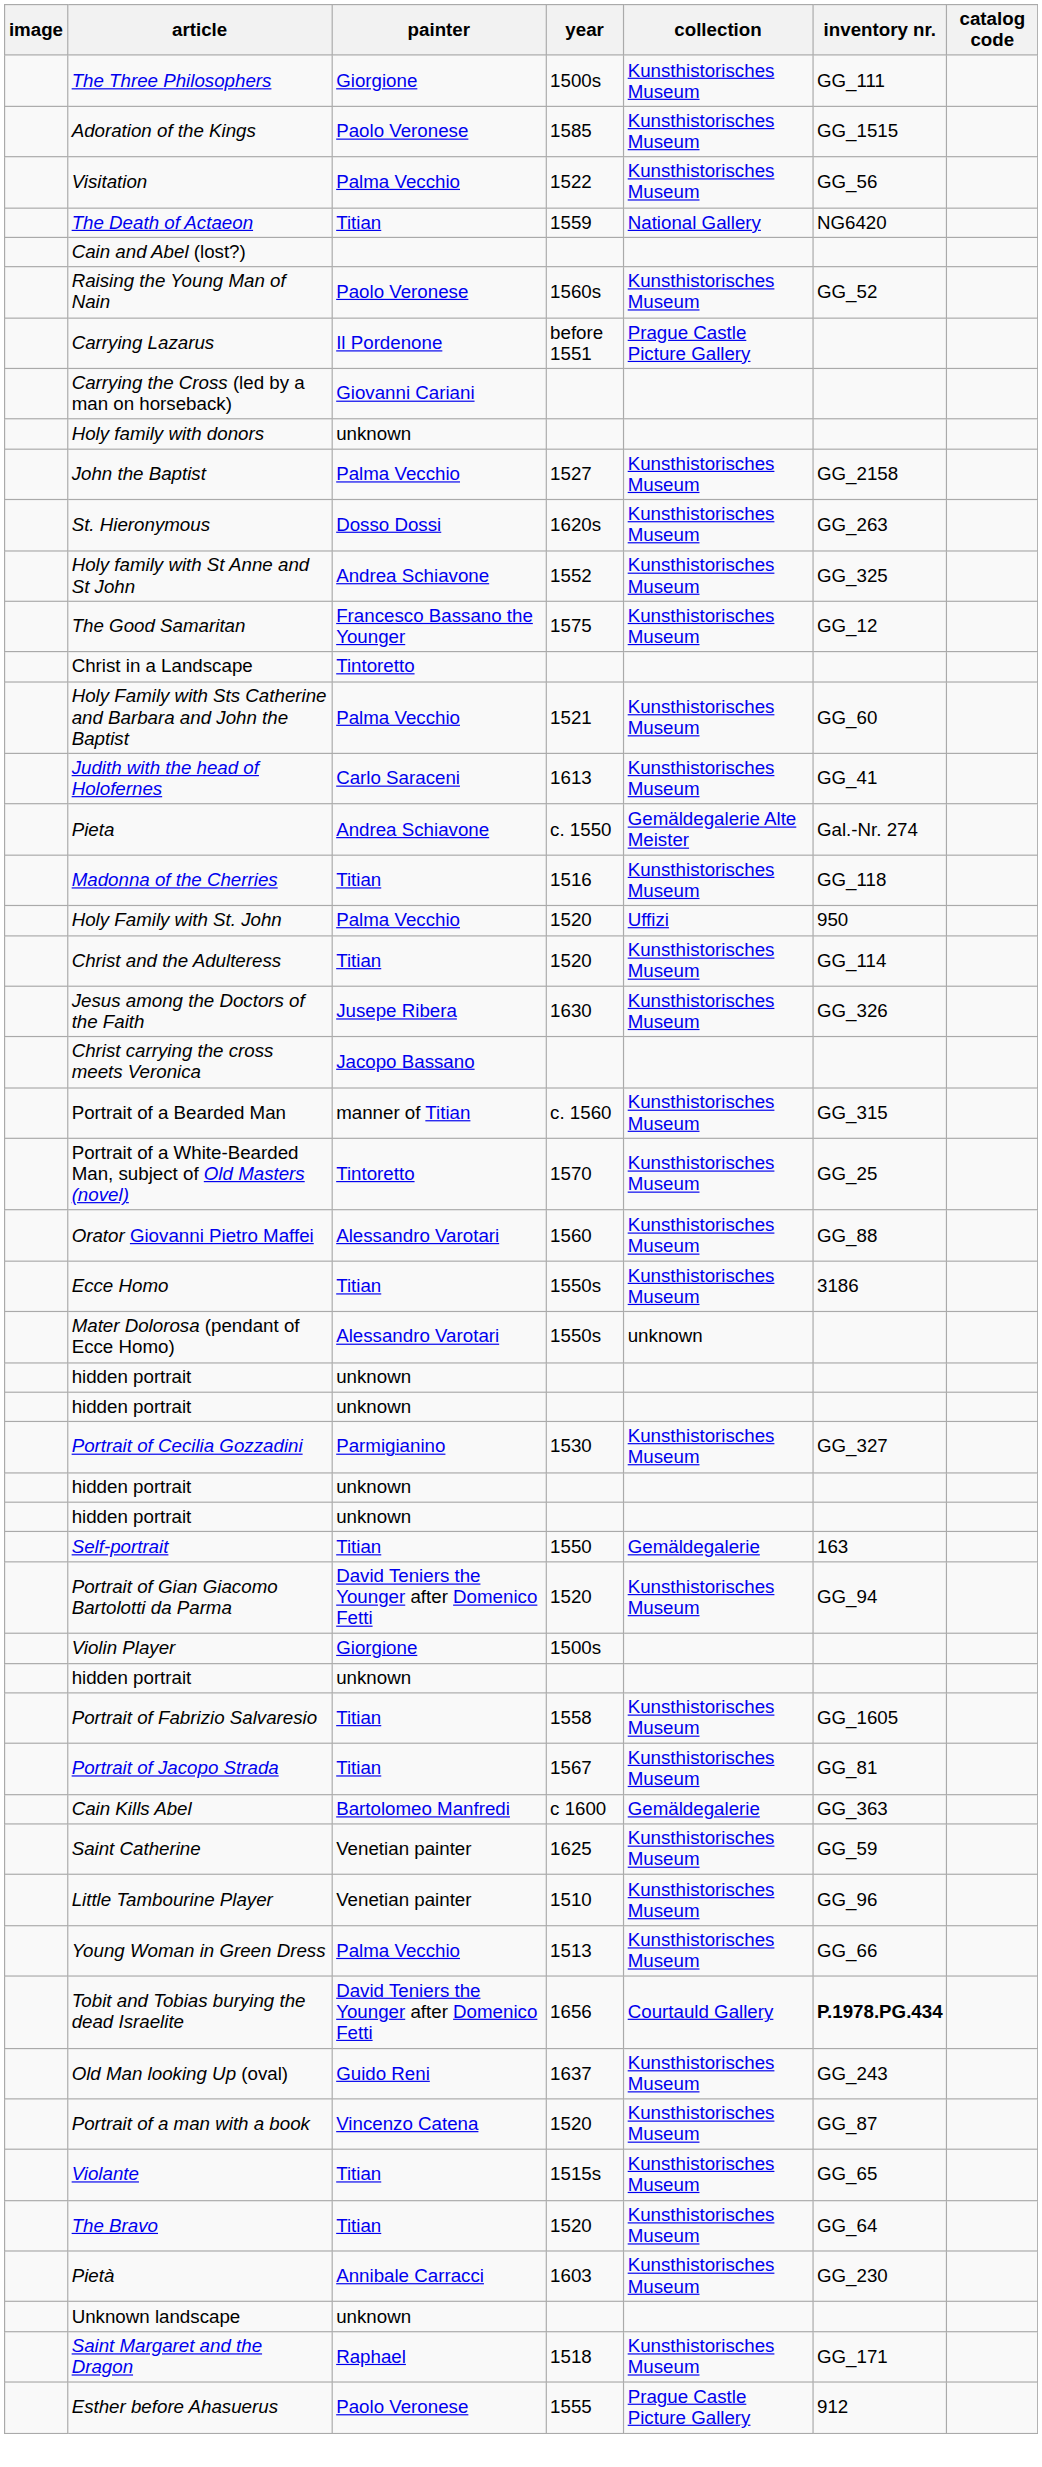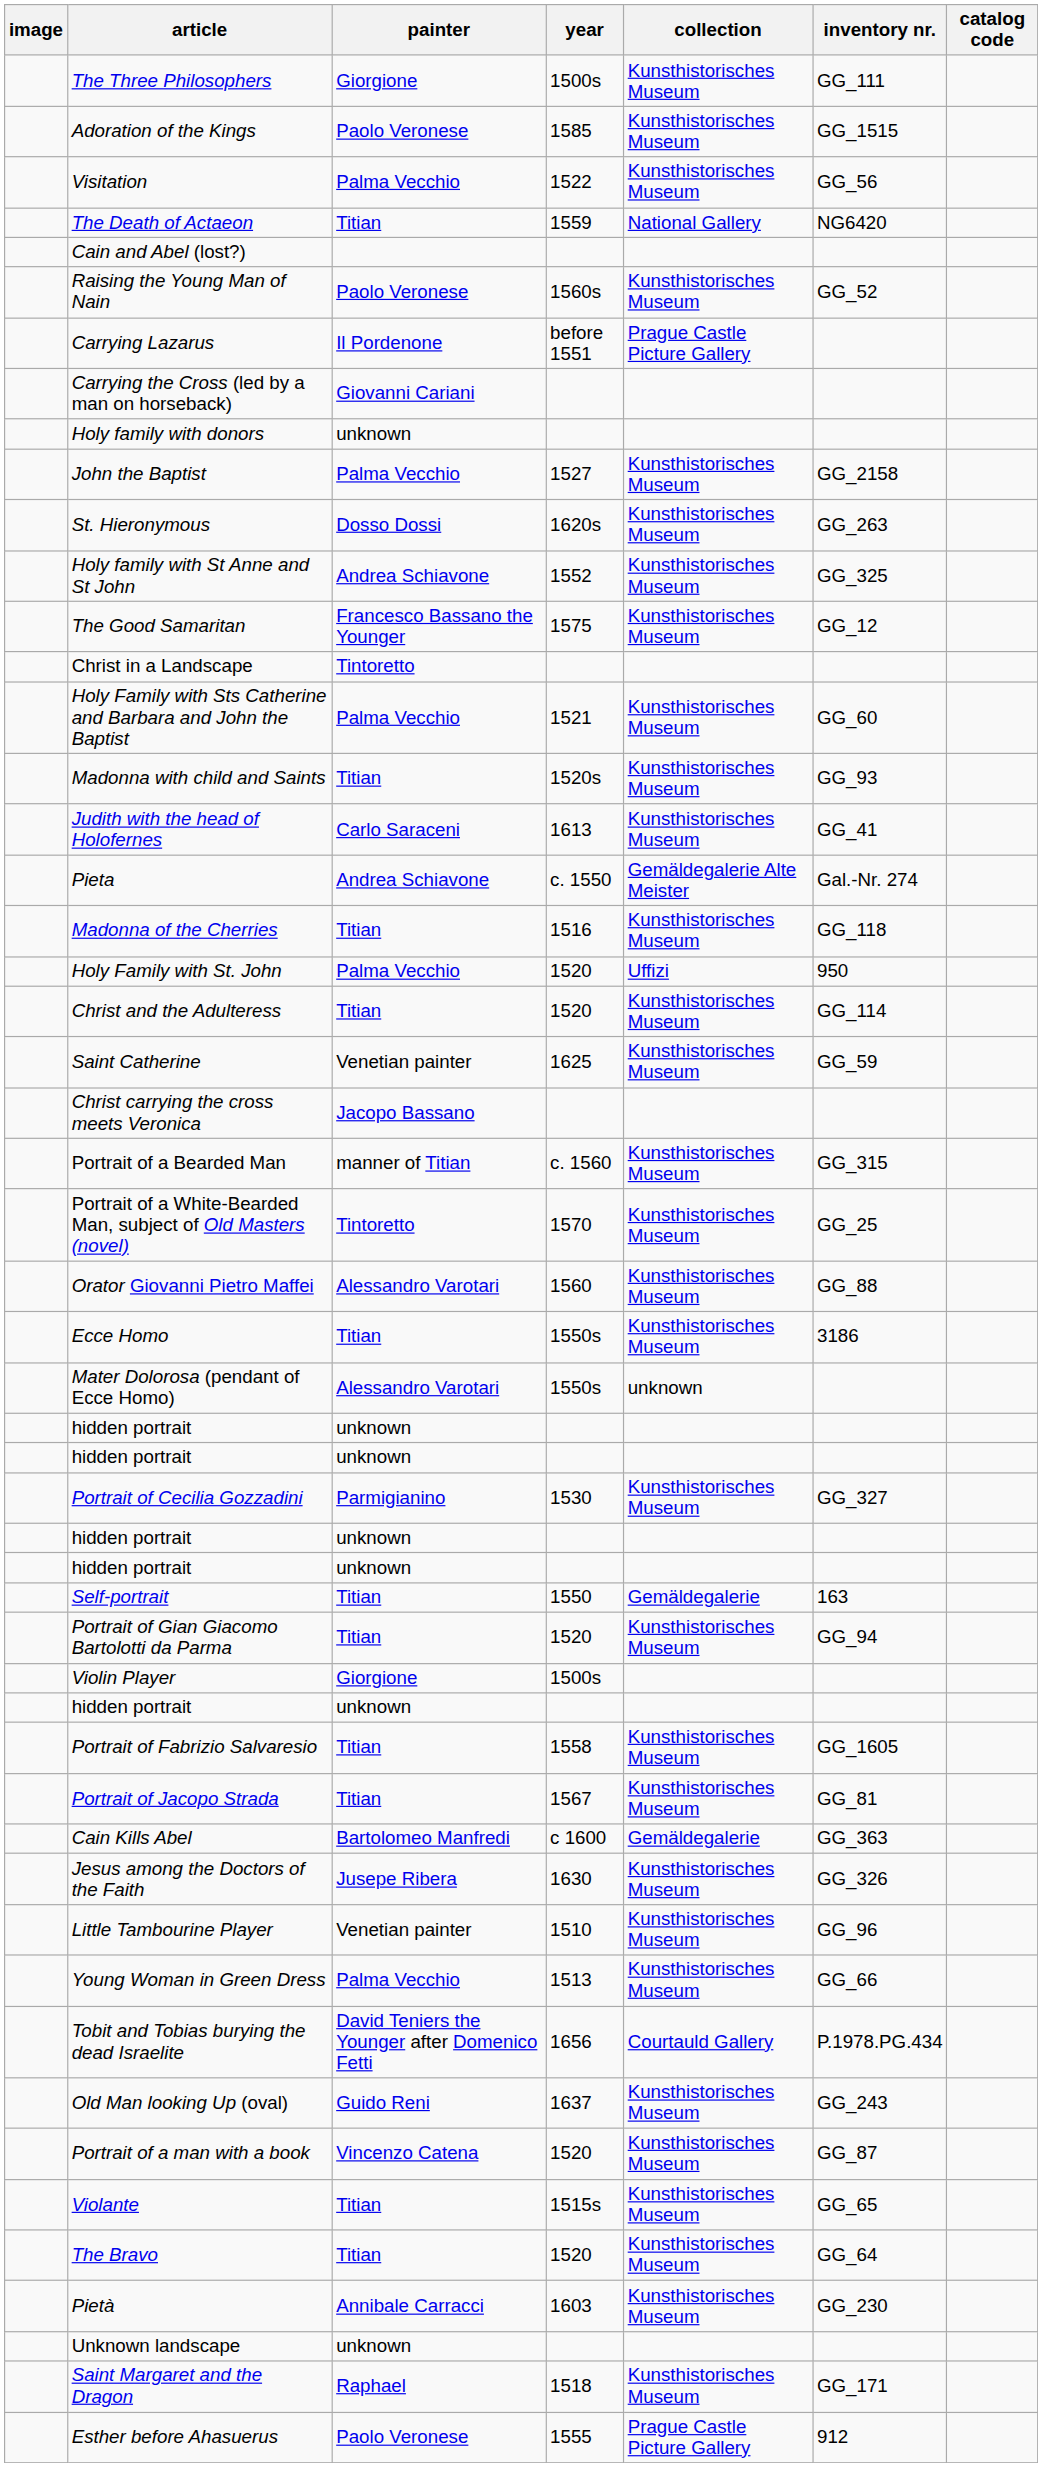+ row: (199, 778)
rows swapped: (188, 1011) <-> (136, 1849)
(437, 1597) David Teniers the Younger after Domenico Fetti -> (359, 1637) Titian
(880, 2012) bold -> (880, 2041) normal
